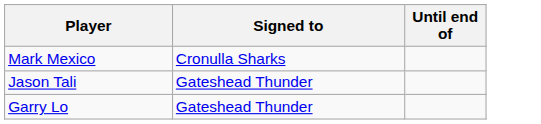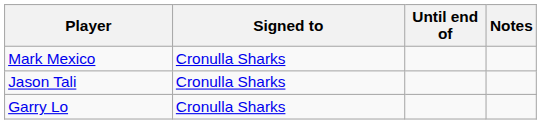+ column: (511, 26)
(244, 83) Gateshead Thunder -> (231, 83) Cronulla Sharks
(244, 107) Gateshead Thunder -> (231, 107) Cronulla Sharks
